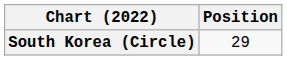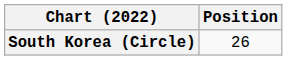(240, 43) 29 -> (240, 43) 26
